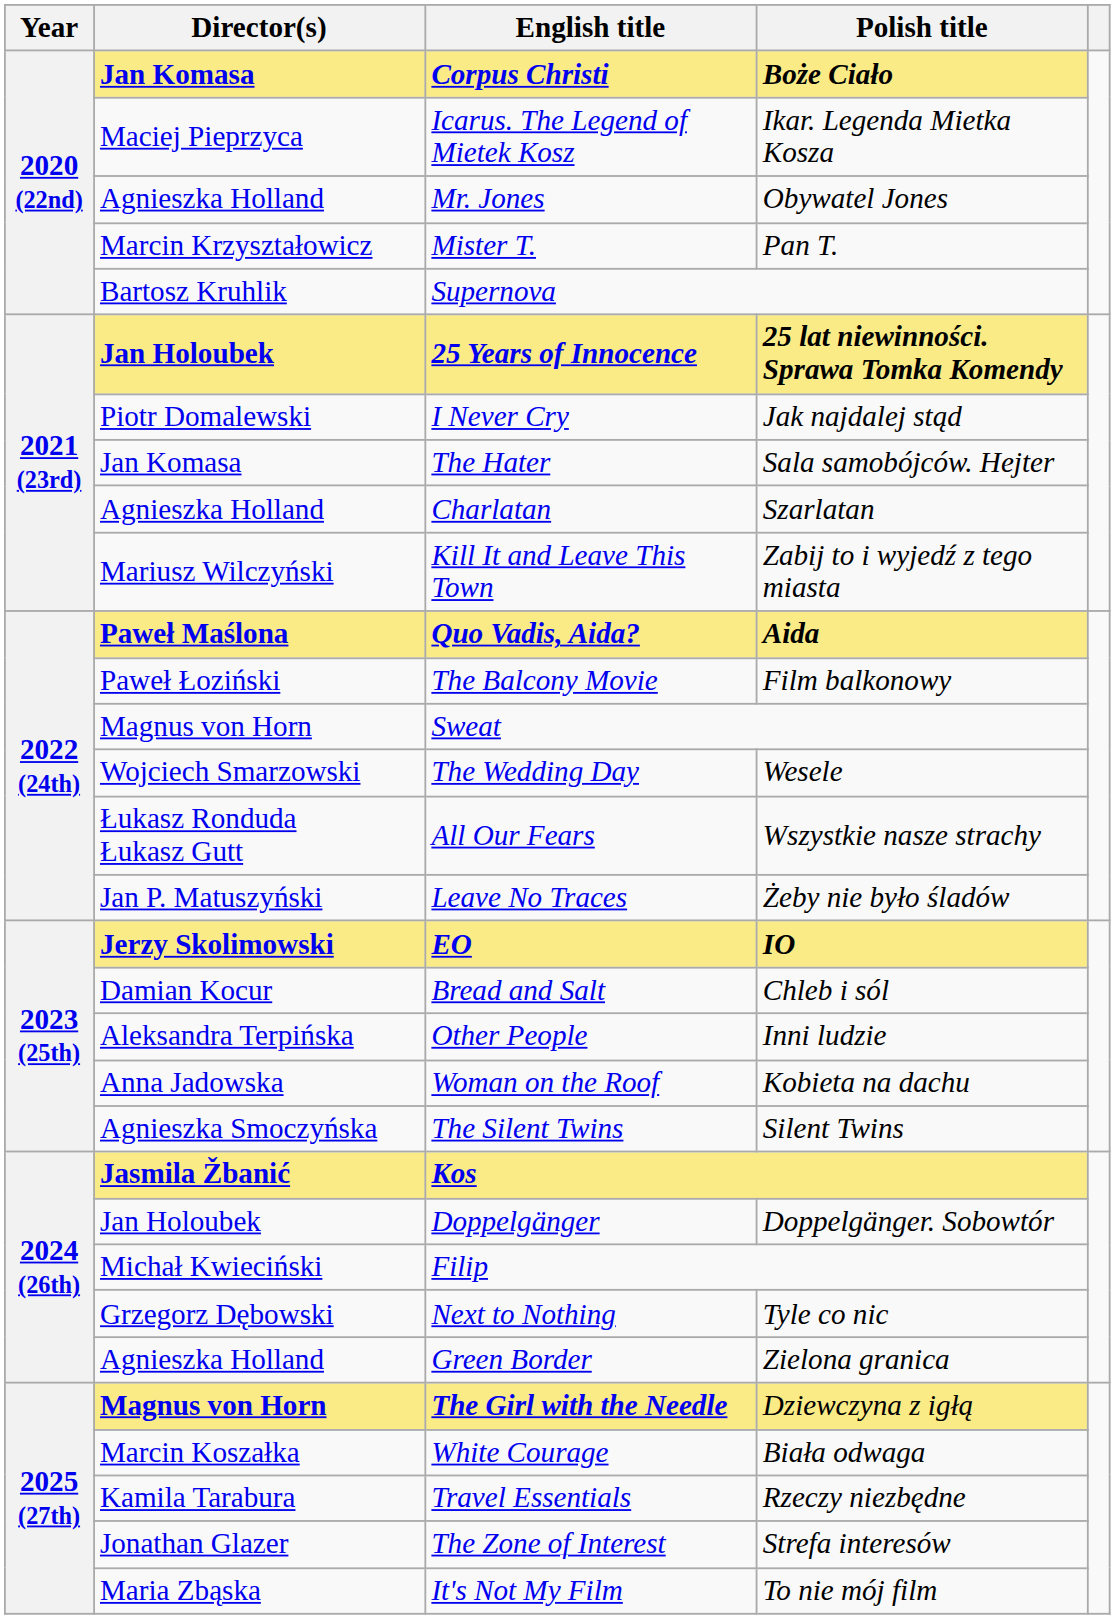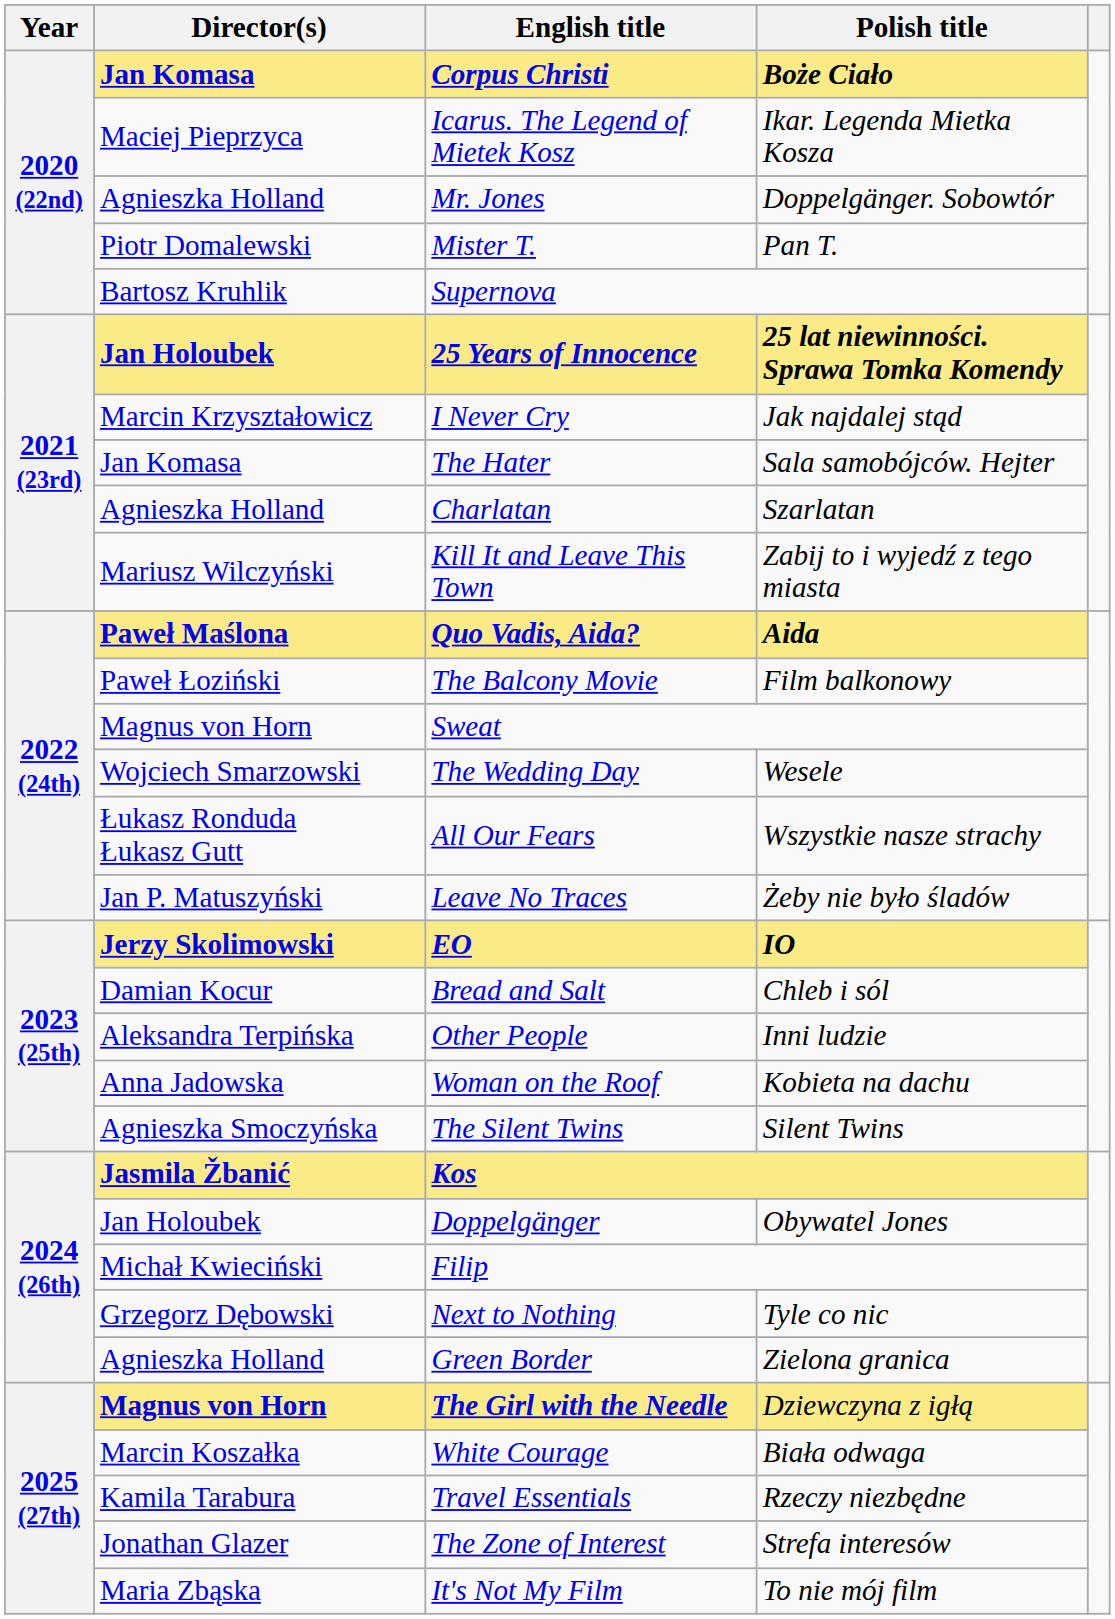(855, 198) Obywatel Jones -> (908, 198) Doppelgänger. Sobowtór
(236, 245) Marcin Krzyształowicz -> (206, 245) Piotr Domalewski
(206, 416) Piotr Domalewski -> (236, 416) Marcin Krzyształowicz
(908, 1220) Doppelgänger. Sobowtór -> (855, 1220) Obywatel Jones
